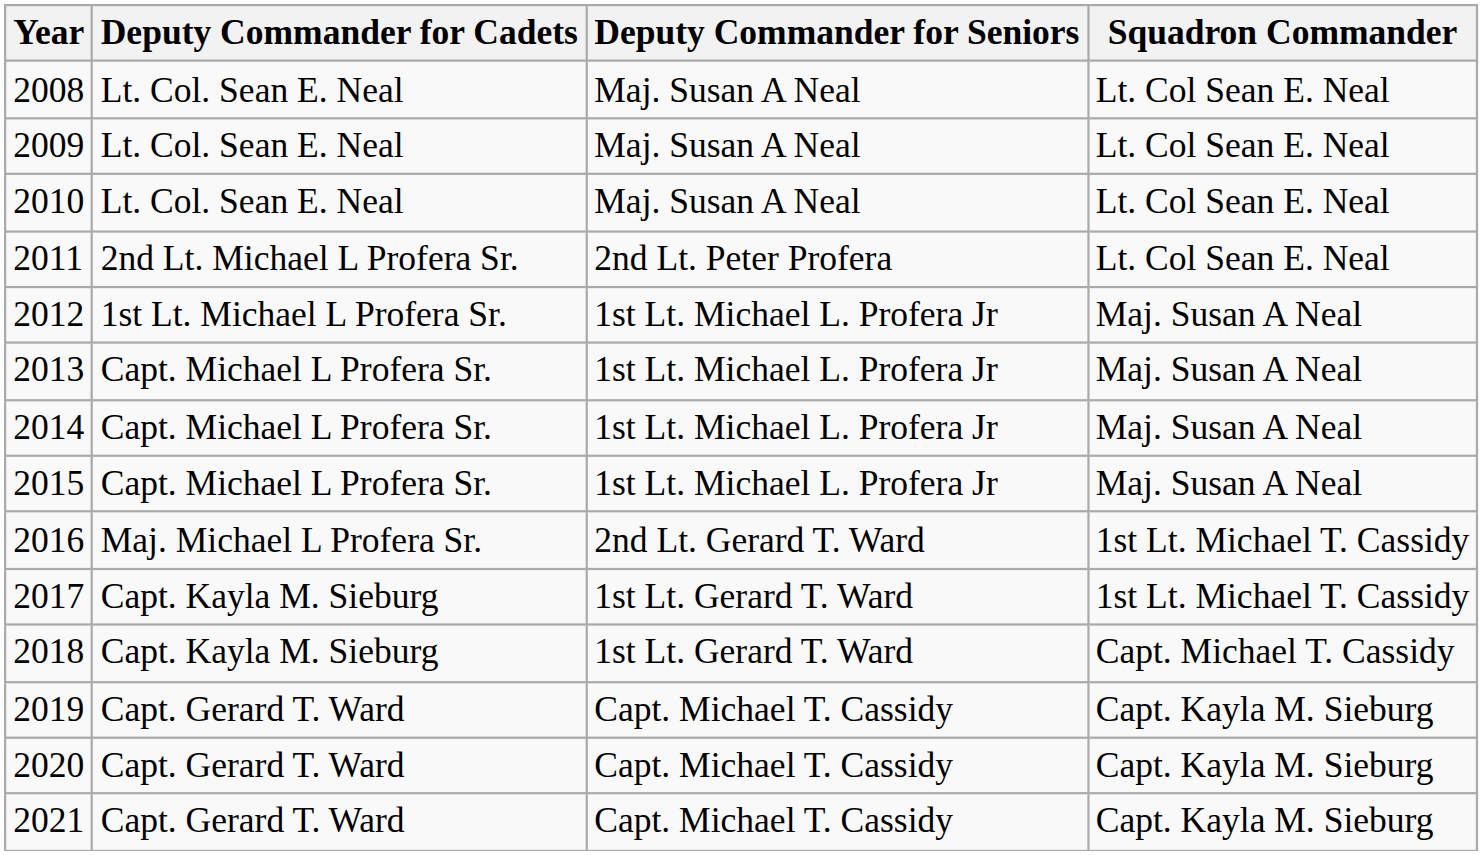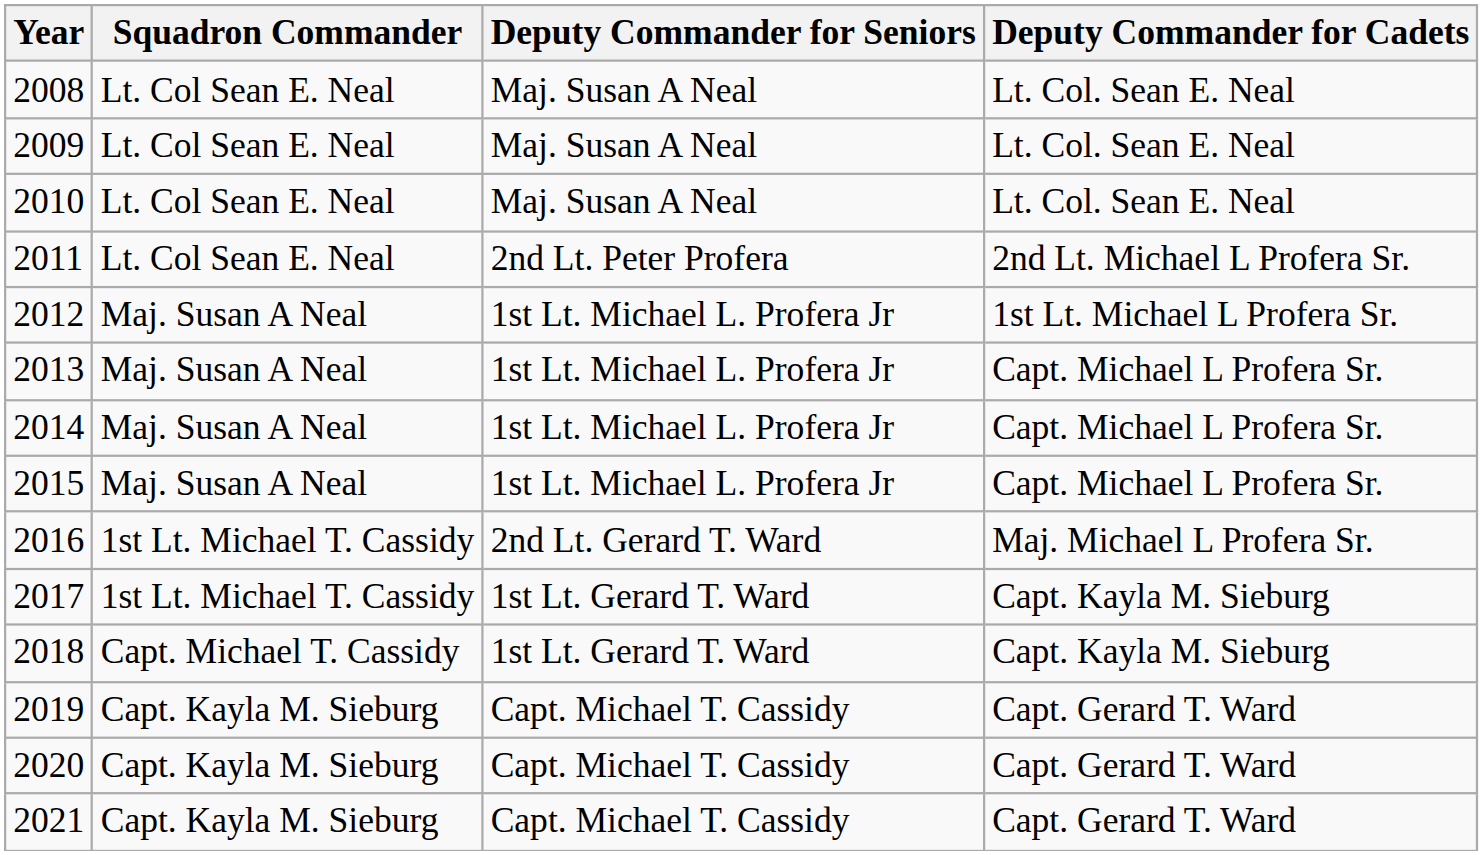columns swapped: (1283, 32) <-> (339, 32)
